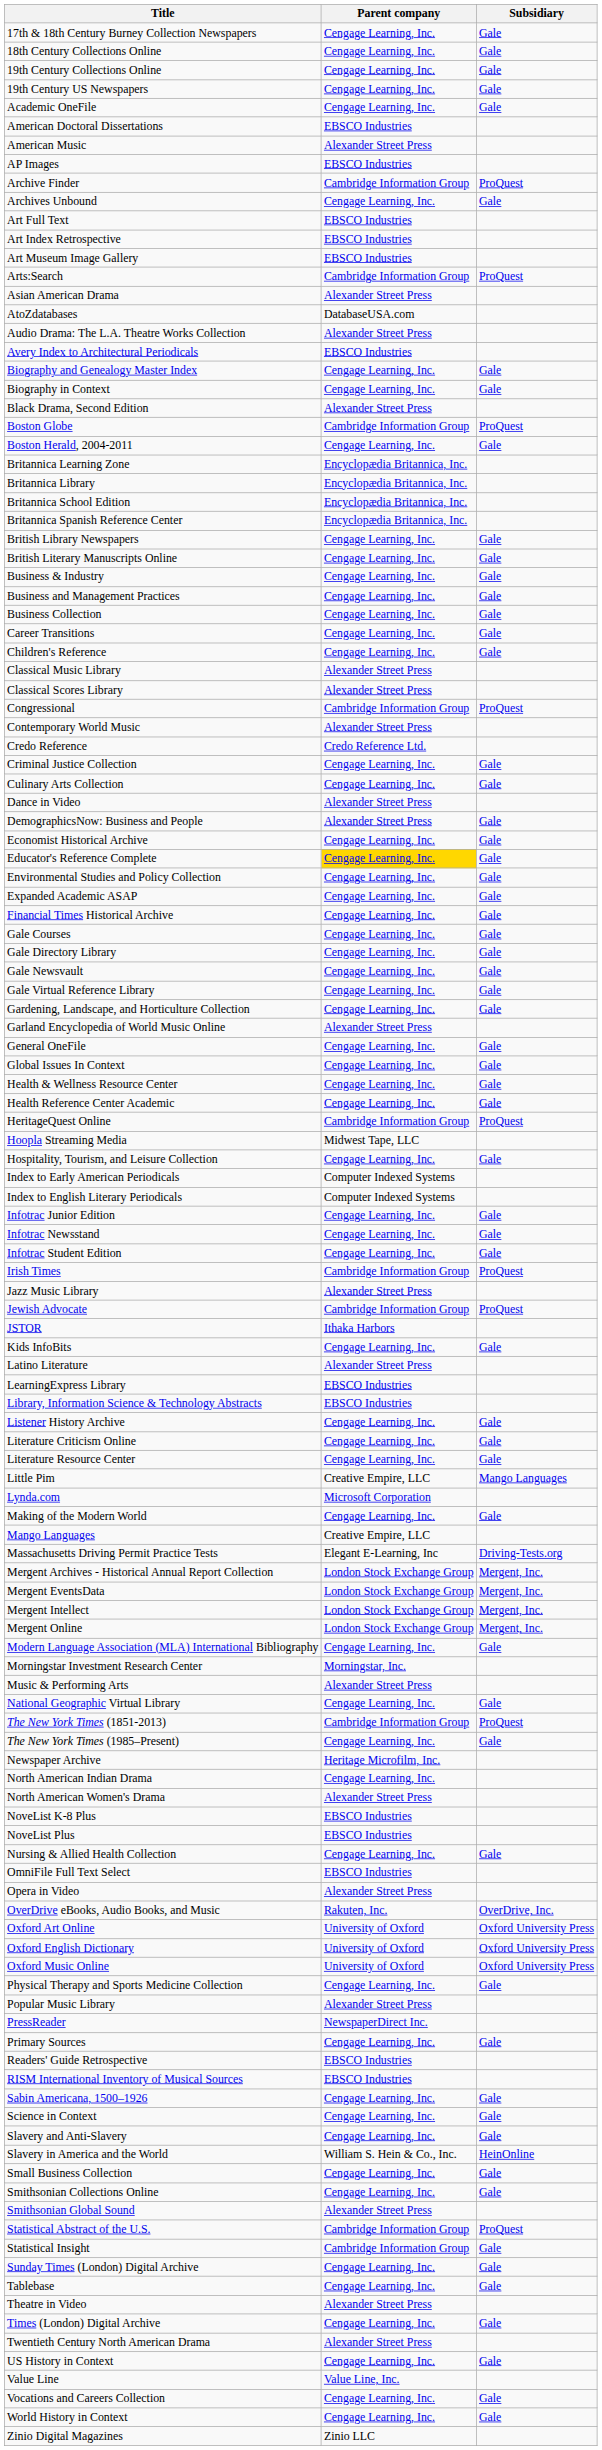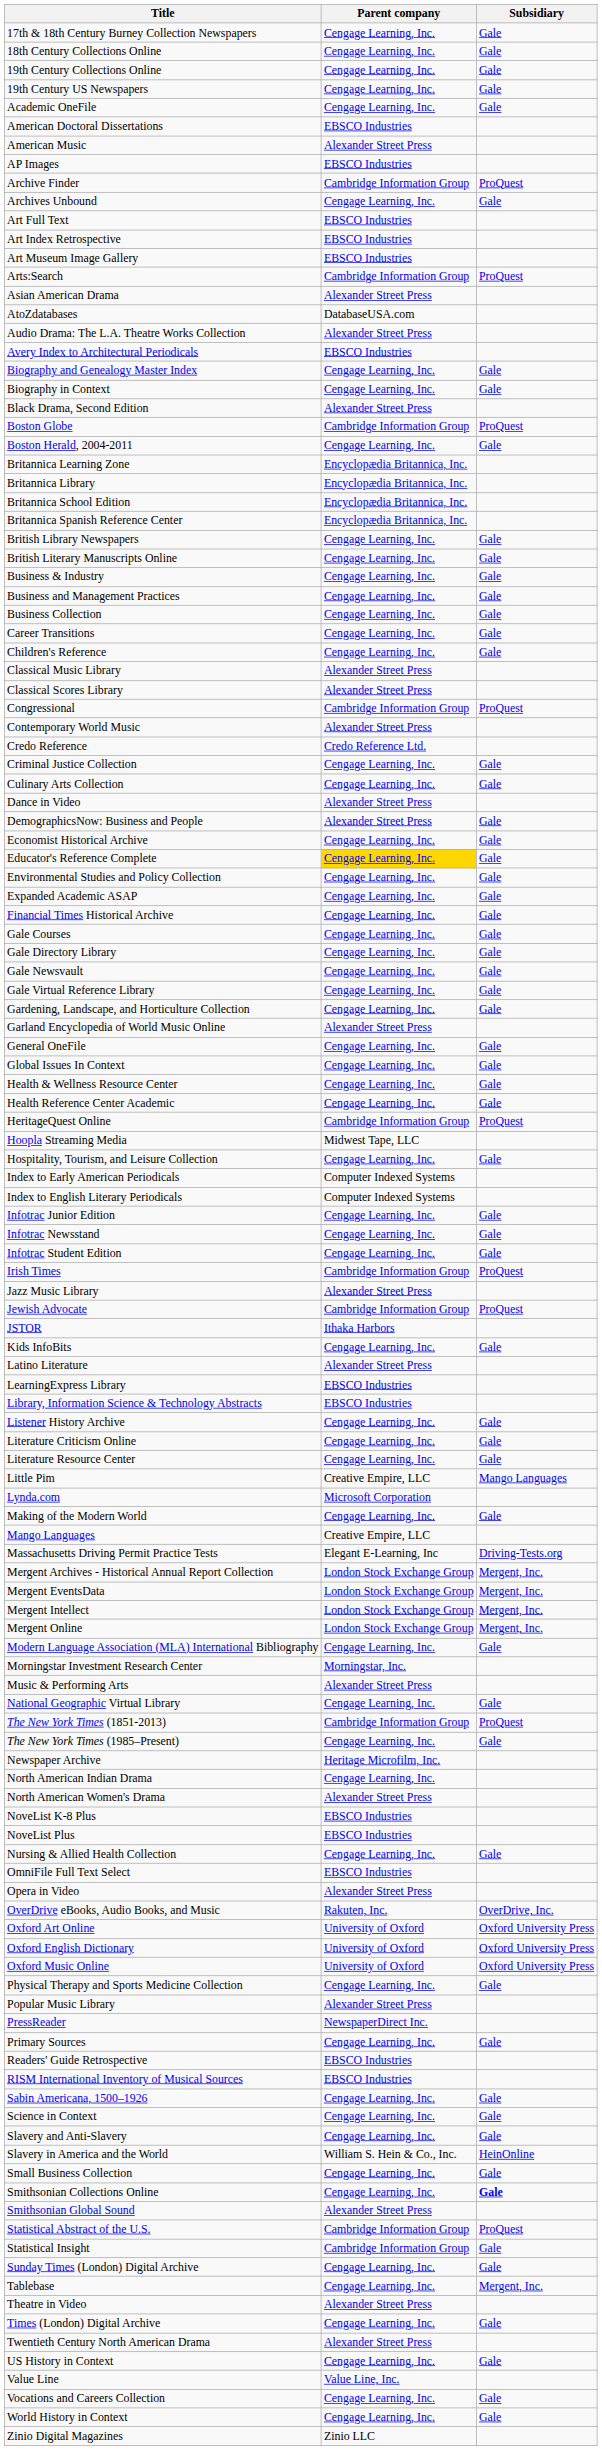(490, 2192) normal -> (491, 2192) bold
(490, 2285) Gale -> (511, 2285) Mergent, Inc.
